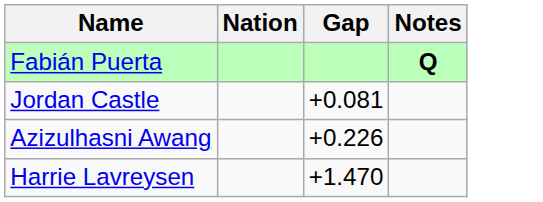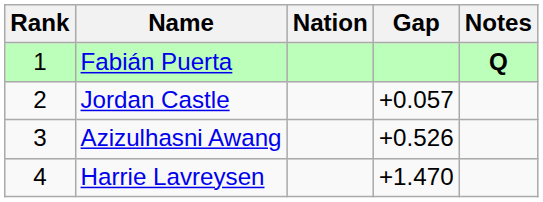+ column: (40, 23)
(346, 100) +0.081 -> (416, 100) +0.057
(346, 138) +0.226 -> (416, 138) +0.526
